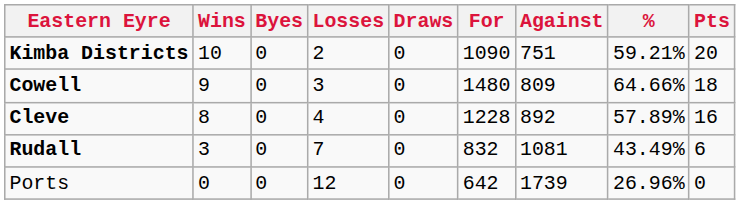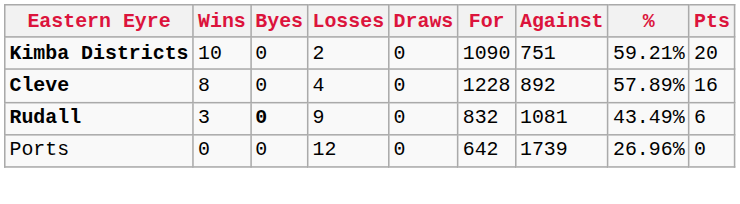- row: (45, 86)
(261, 151) normal -> (261, 118) bold
(318, 151) 7 -> (318, 118) 9
